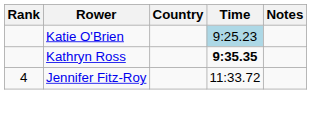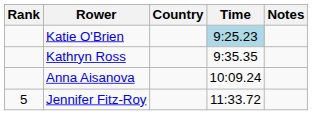(235, 57) bold -> (235, 57) normal
+ row: (90, 78)
(24, 78) 4 -> (24, 99) 5
